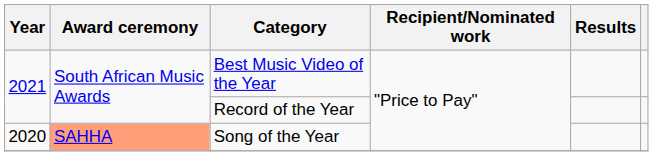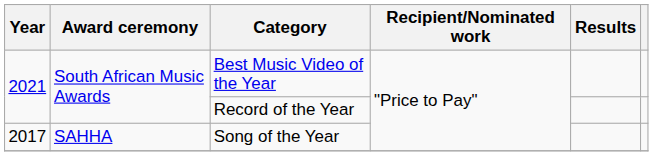(27, 136) 2020 -> (27, 136) 2017
(83, 136) lightsalmon background -> (83, 136) no background
